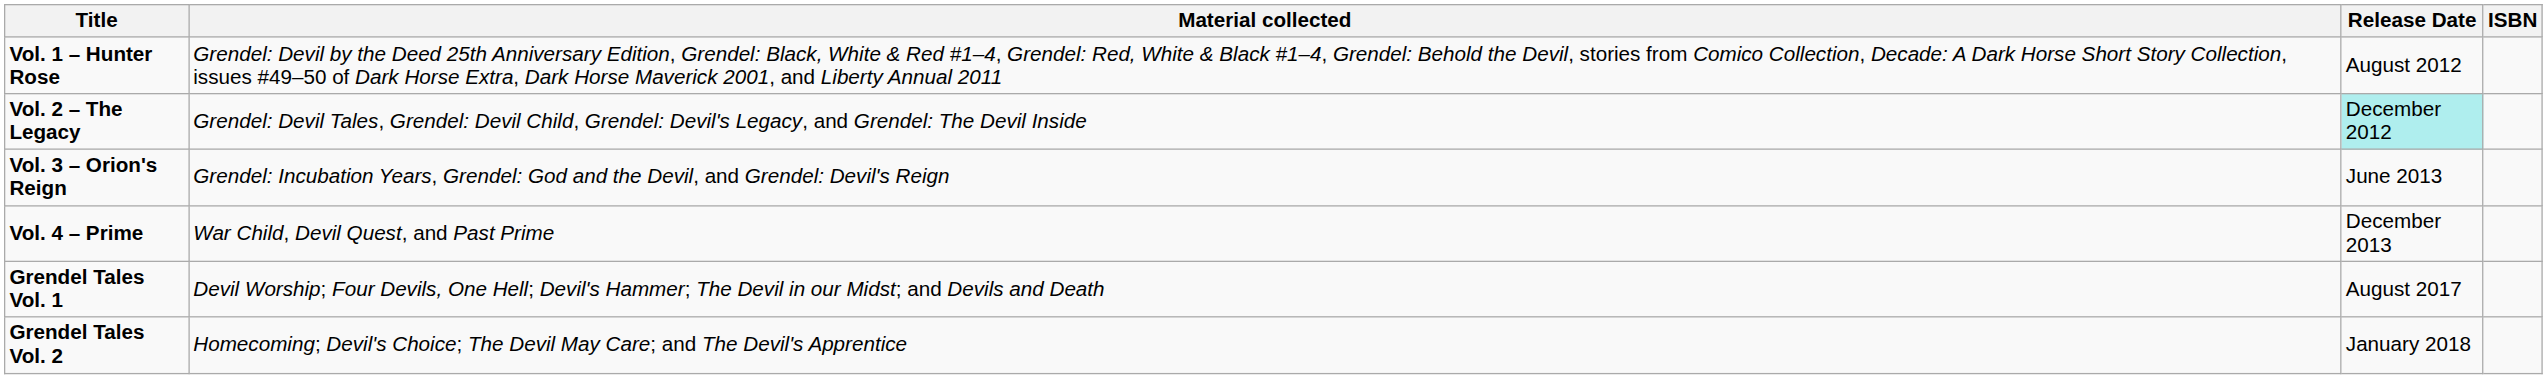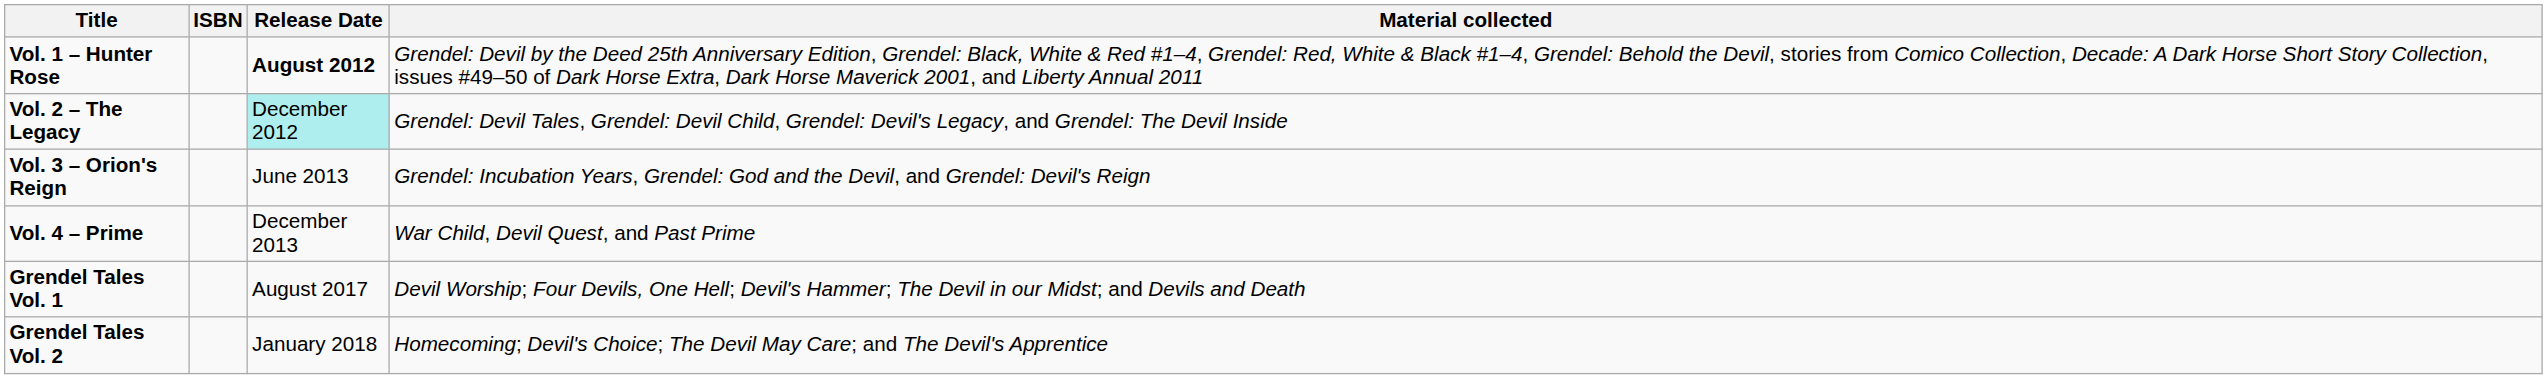columns swapped: (1265, 20) <-> (2513, 20)
(2404, 65) normal -> (313, 65) bold
